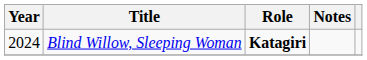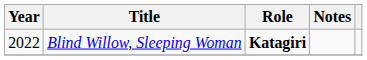(24, 42) 2024 -> (24, 42) 2022
